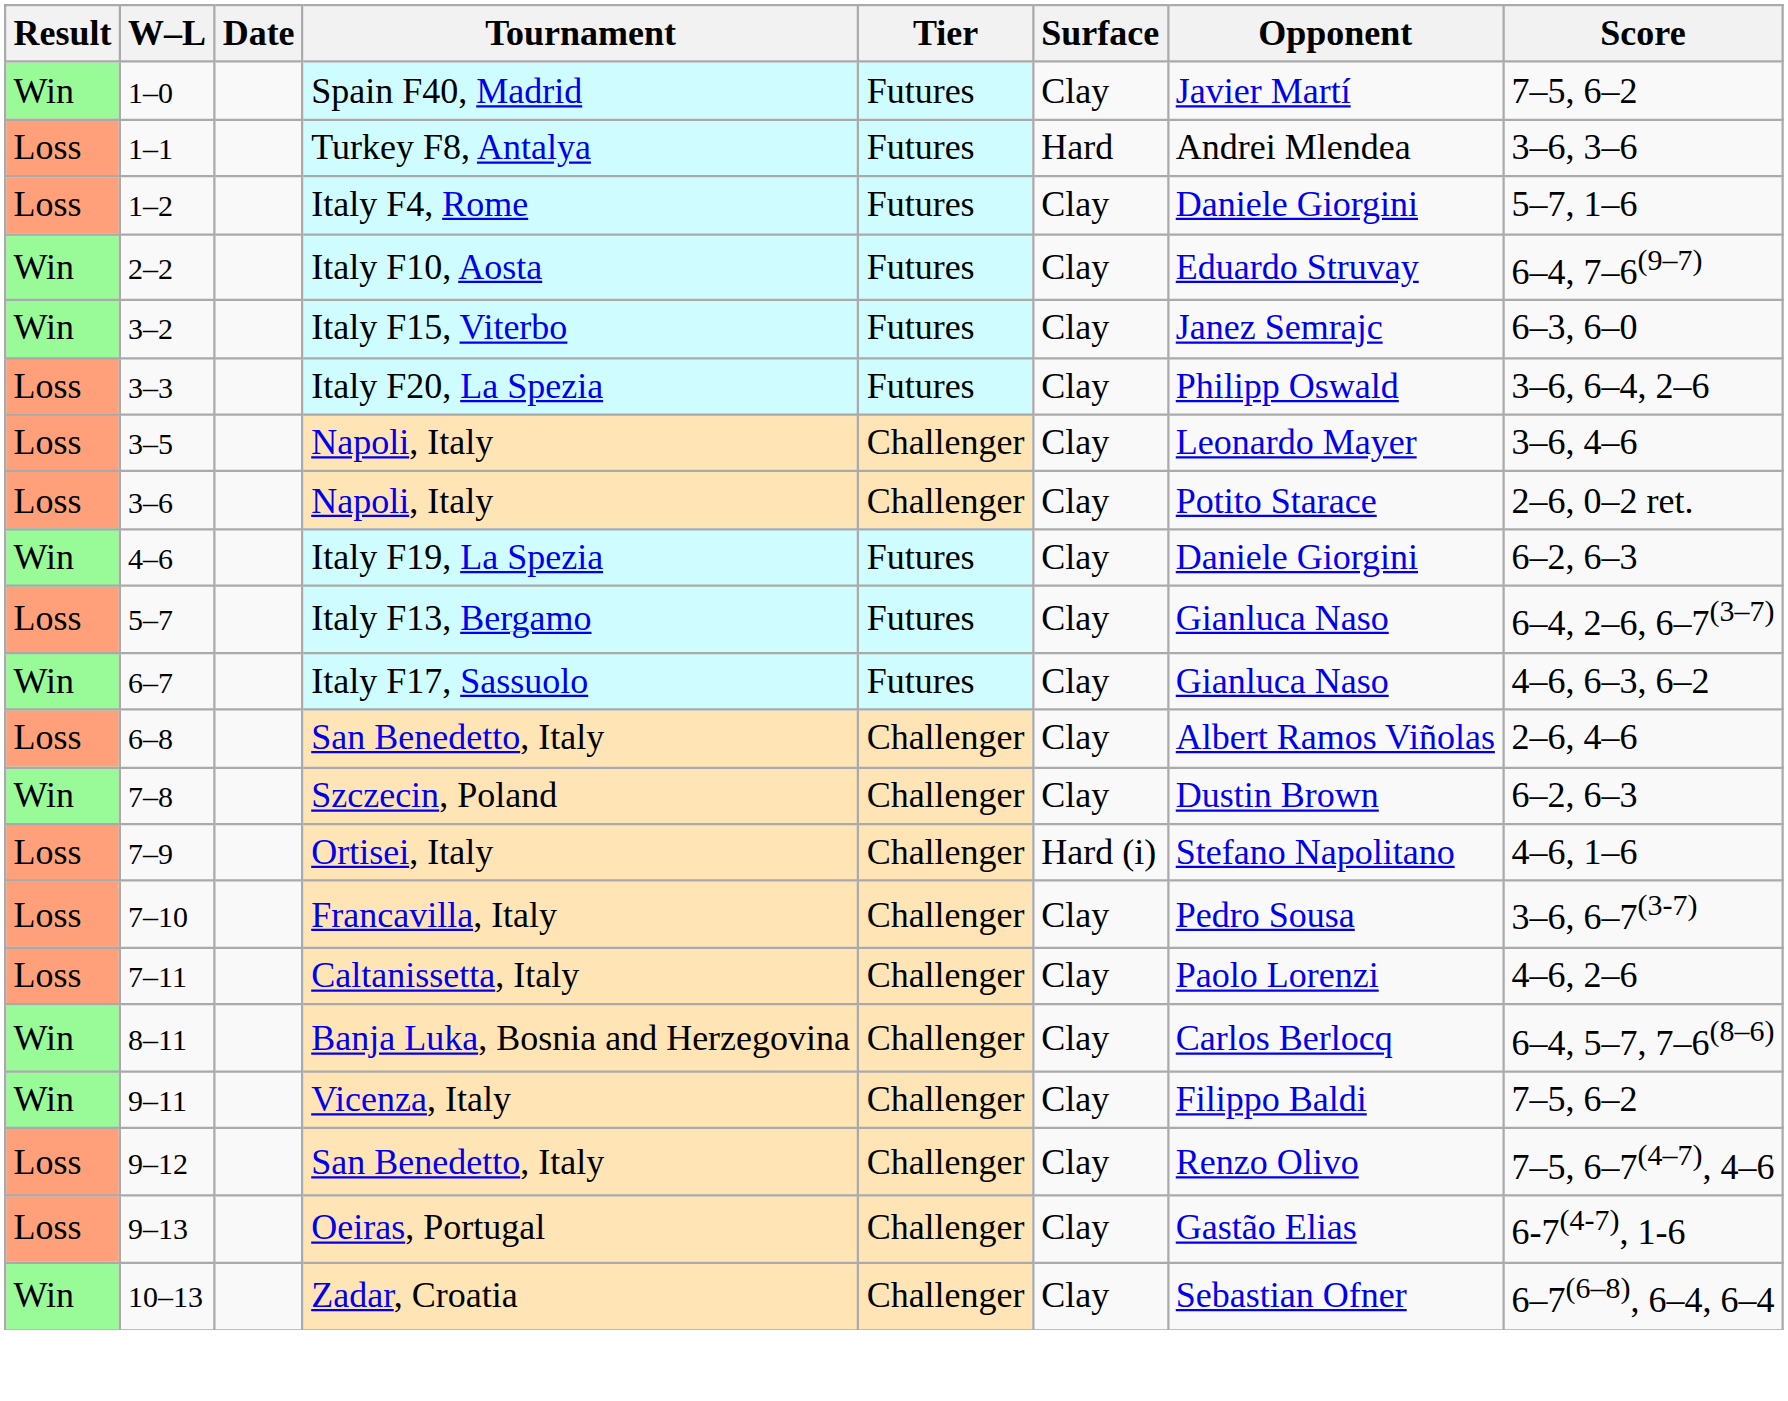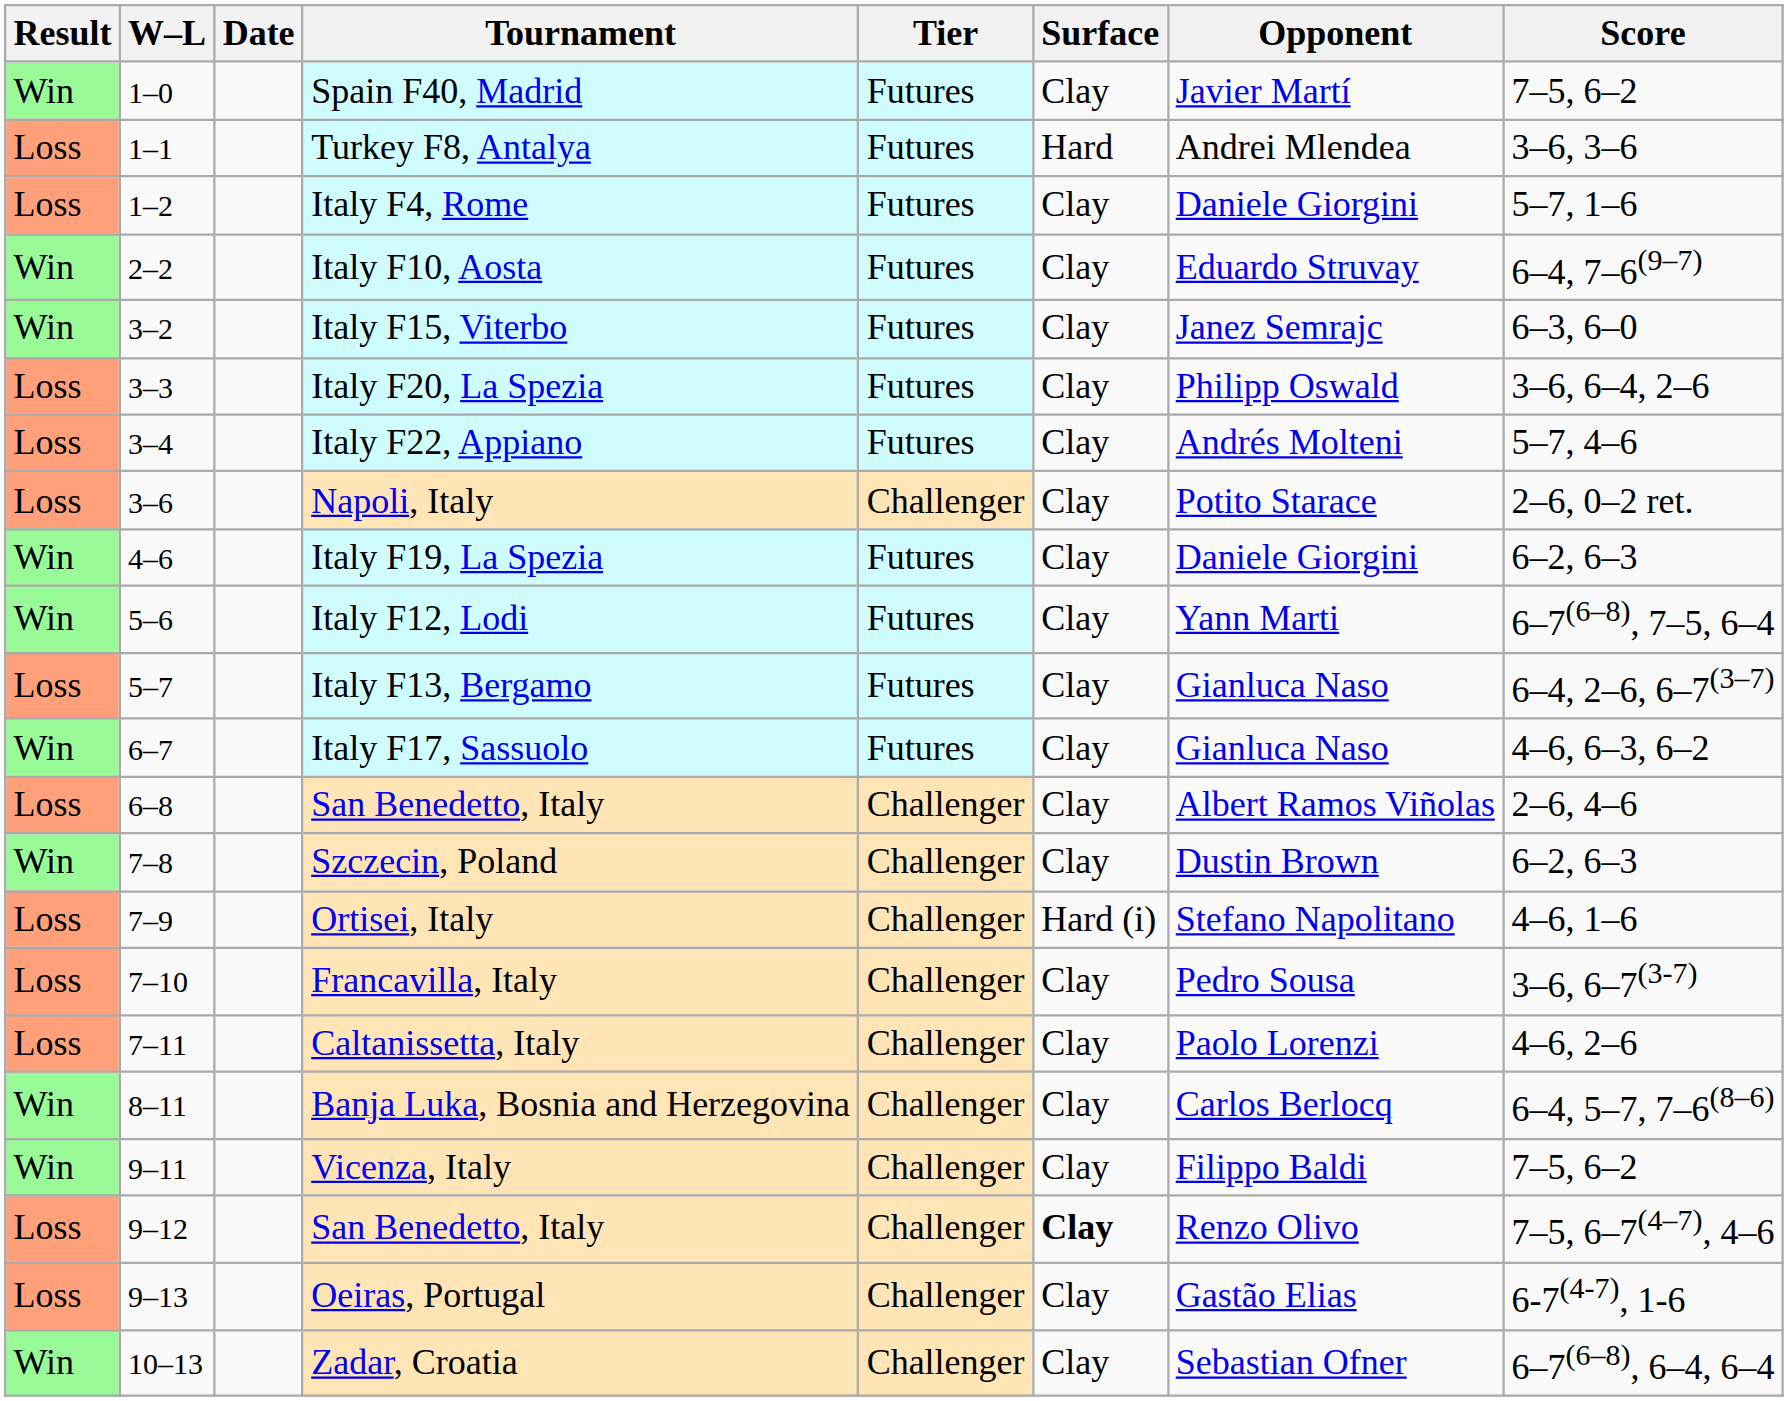+ row: (151, 444)
- row: (151, 444)
+ row: (151, 620)
(1075, 1161) normal -> (1077, 1228) bold
